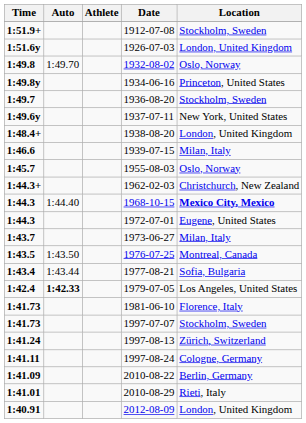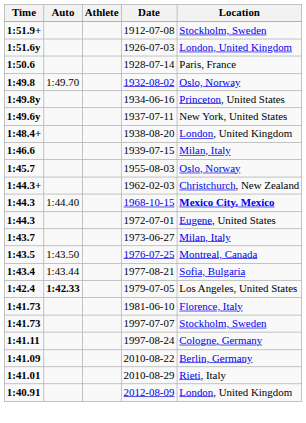+ row: (149, 64)
- row: (149, 99)
- row: (149, 340)
